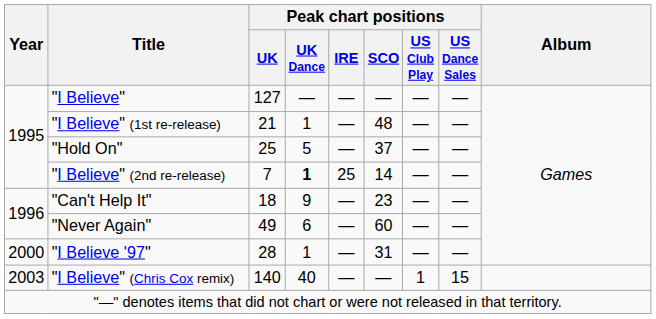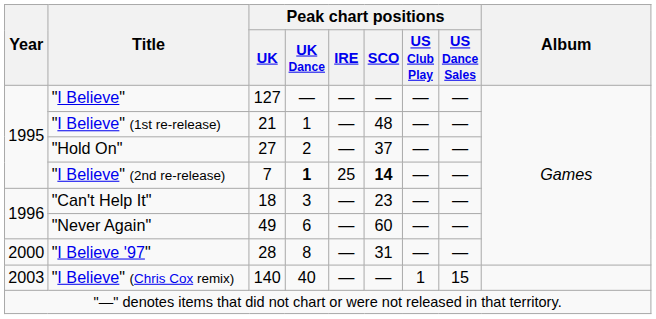(267, 149) 25 -> (267, 149) 27
(307, 149) 5 -> (307, 149) 2
(383, 175) normal -> (383, 175) bold
(307, 200) 9 -> (307, 200) 3
(307, 252) 1 -> (307, 252) 8
